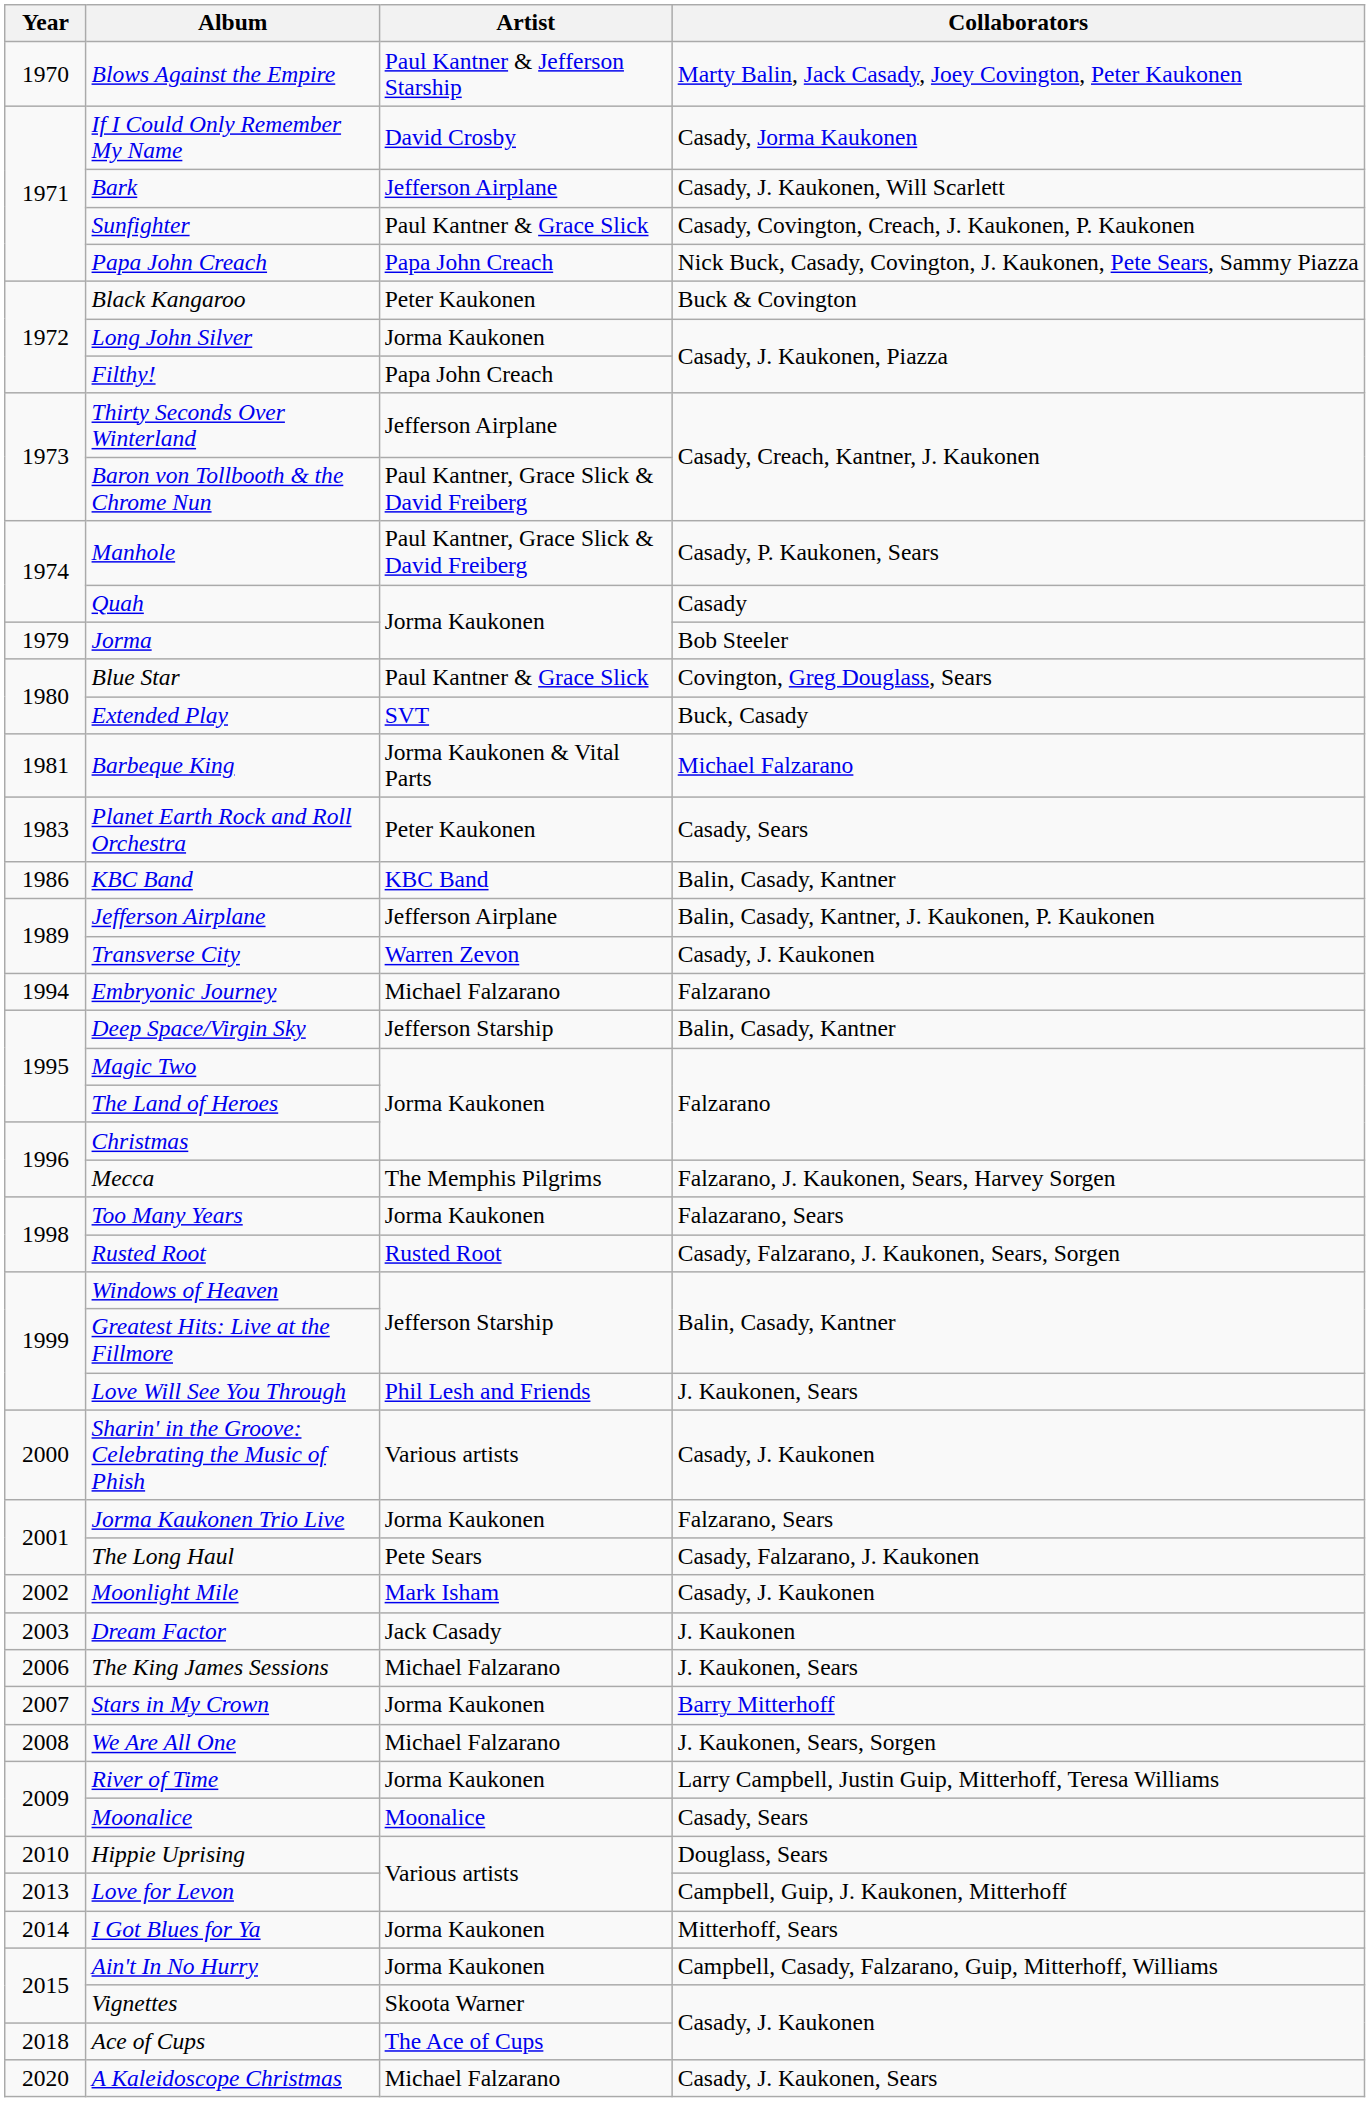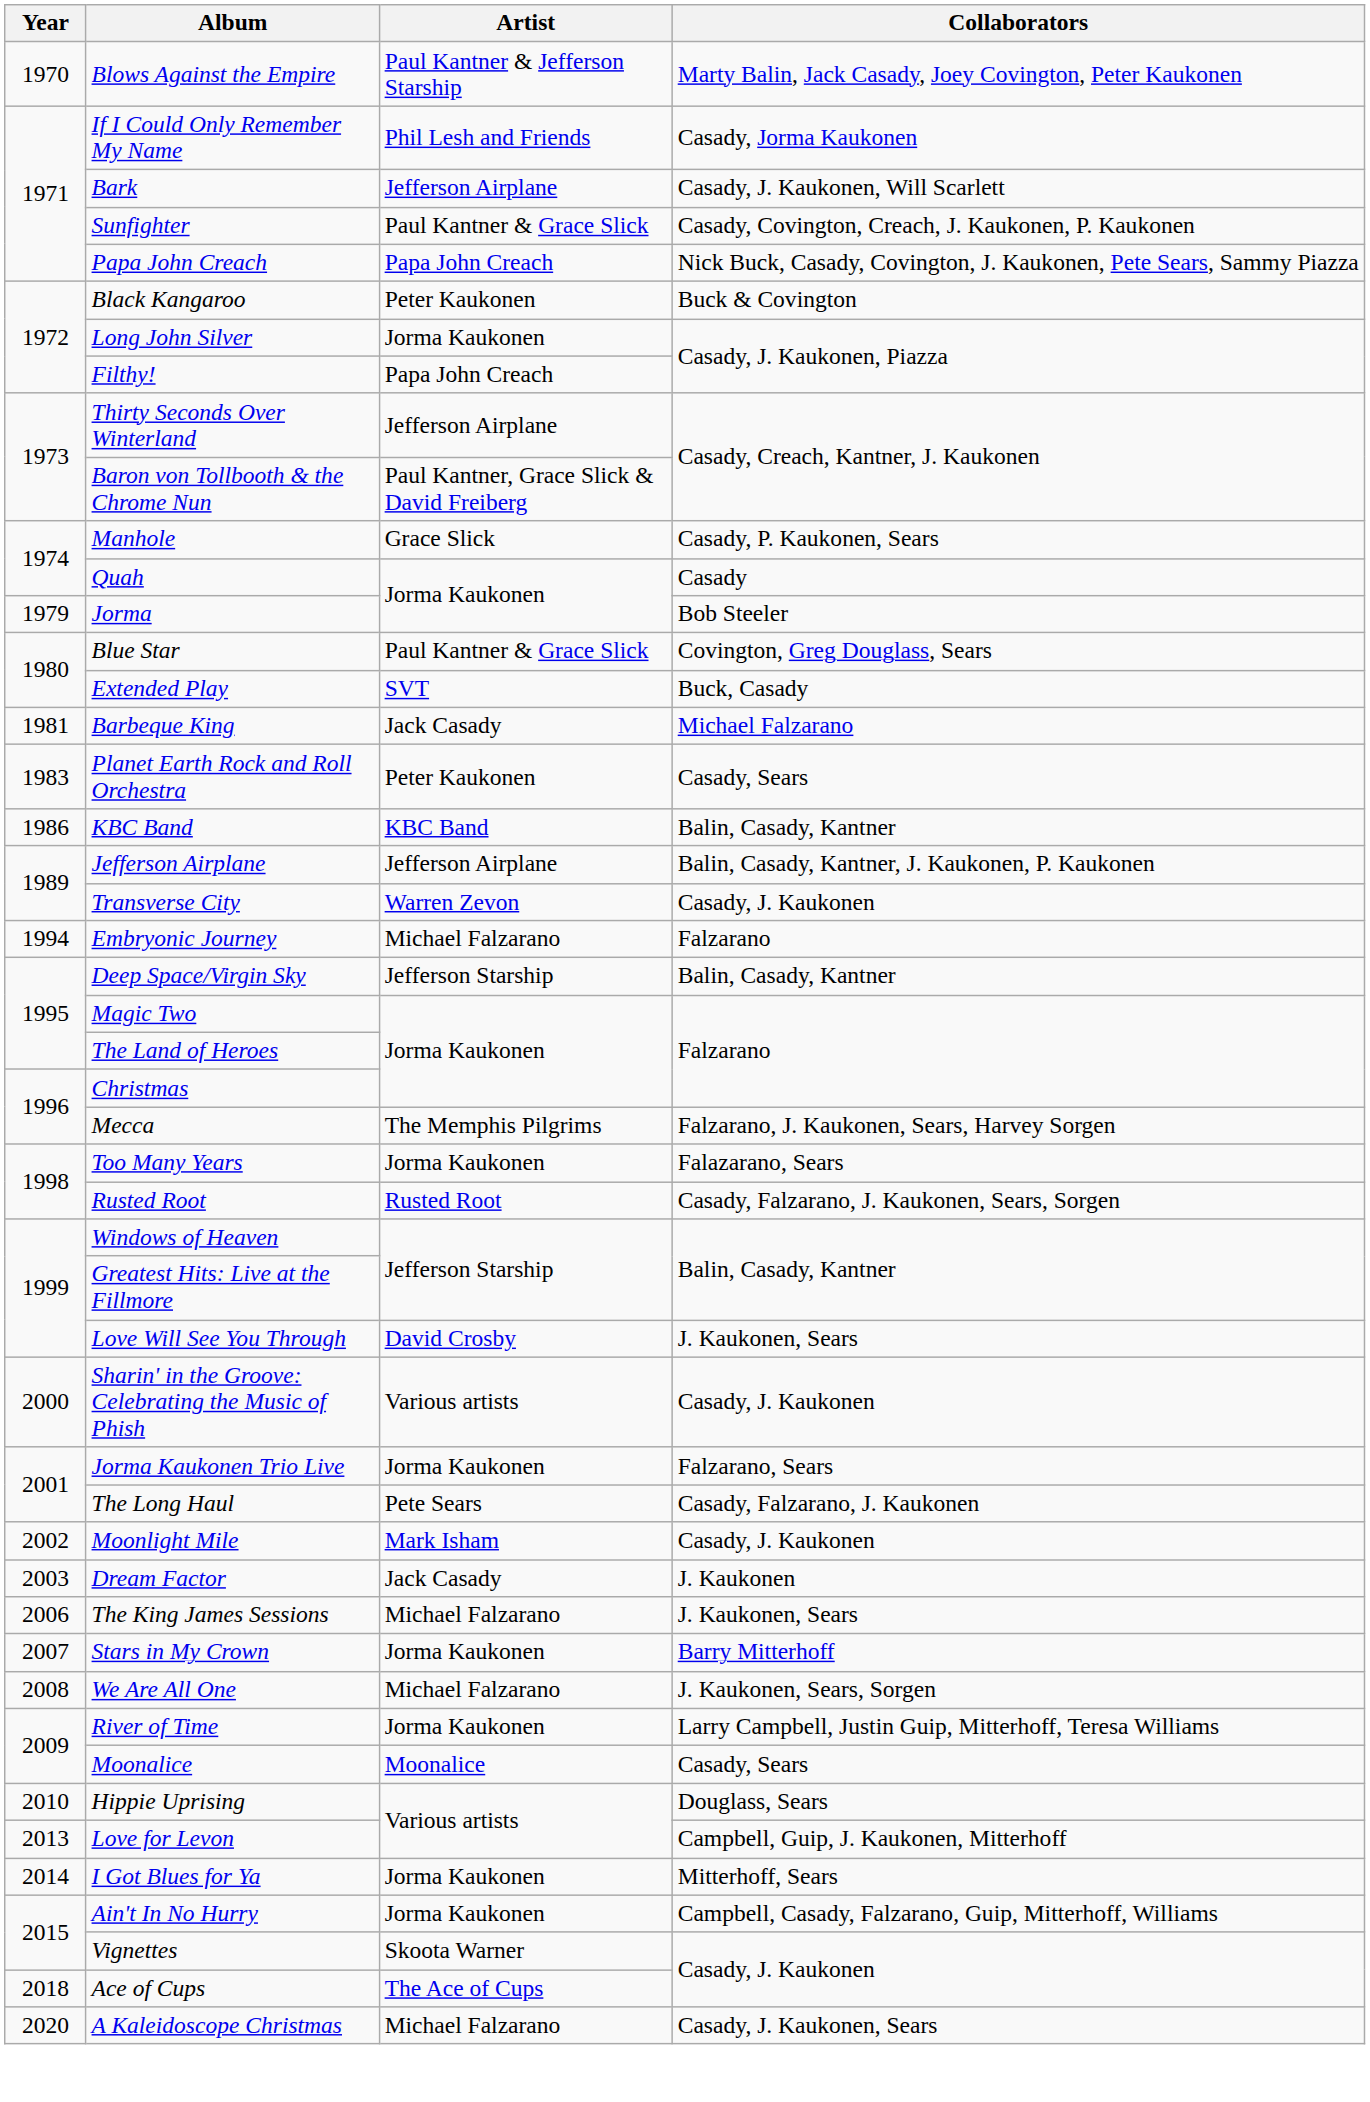(450, 137) David Crosby -> (488, 137) Phil Lesh and Friends
(519, 552) Paul Kantner, Grace Slick & David Freiberg -> (440, 539) Grace Slick
(502, 765) Jorma Kaukonen & Vital Parts -> (443, 725) Jack Casady
(488, 1391) Phil Lesh and Friends -> (450, 1338) David Crosby
